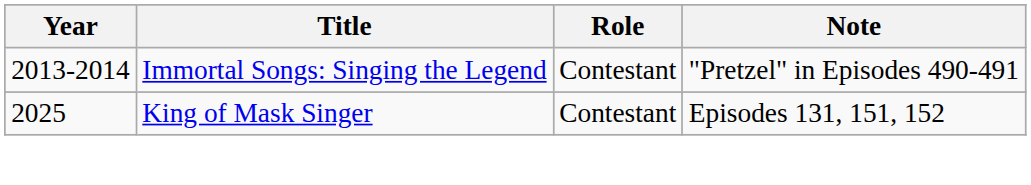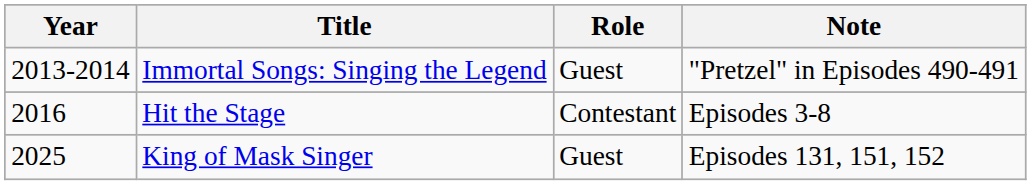(618, 69) Contestant -> (591, 69) Guest
+ row: (214, 112)
(618, 112) Contestant -> (591, 156) Guest
